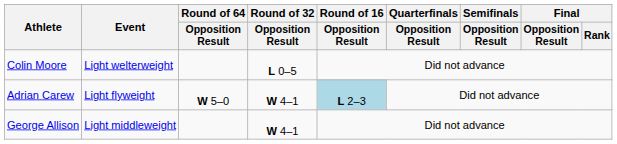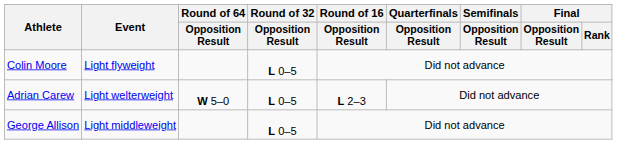(129, 65) Light welterweight -> (119, 65) Light flyweight
(119, 95) Light flyweight -> (129, 95) Light welterweight
(282, 101) W 4–1 -> (282, 101) L 0–5
(352, 101) lightblue background -> (352, 101) no background
(282, 131) W 4–1 -> (282, 131) L 0–5
